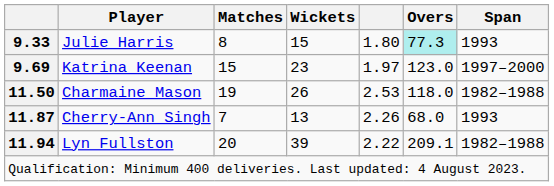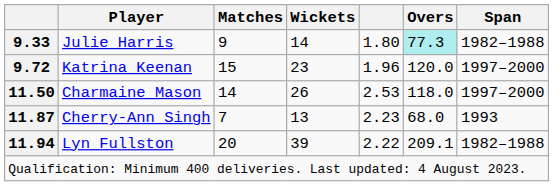(223, 42) 8 -> (223, 42) 9
(300, 42) 15 -> (300, 42) 14
(480, 42) 1993 -> (503, 42) 1982–1988
(31, 68) 9.69 -> (31, 68) 9.72
(381, 68) 1.97 -> (381, 68) 1.96
(430, 68) 123.0 -> (430, 68) 120.0
(227, 93) 19 -> (227, 93) 14
(503, 93) 1982–1988 -> (503, 93) 1997–2000
(381, 118) 2.26 -> (381, 118) 2.23
